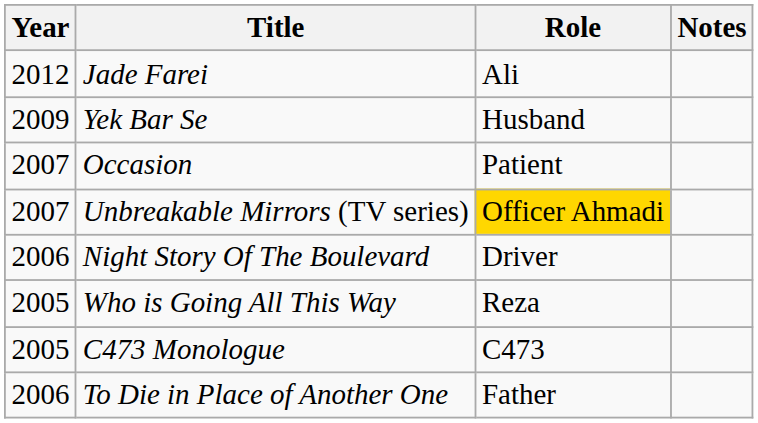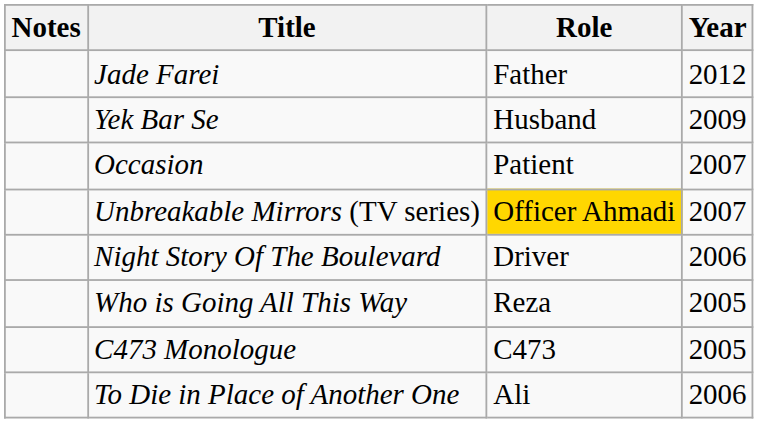columns swapped: (41, 27) <-> (712, 27)
(501, 73) Ali -> (530, 73) Father
(519, 394) Father -> (512, 394) Ali
